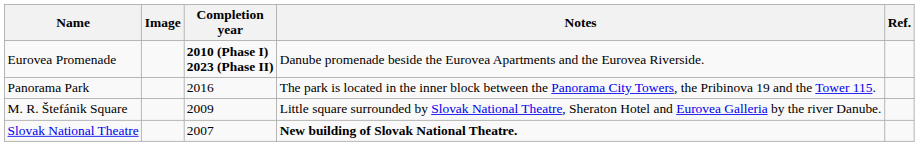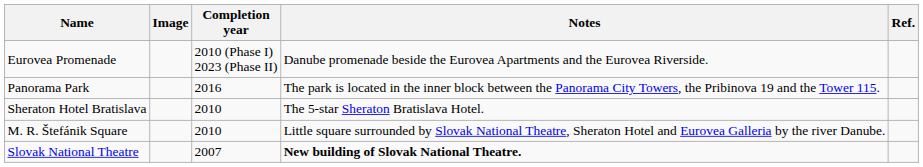(230, 59) bold -> (236, 59) normal
+ row: (77, 109)
(200, 109) 2009 -> (208, 130) 2010
